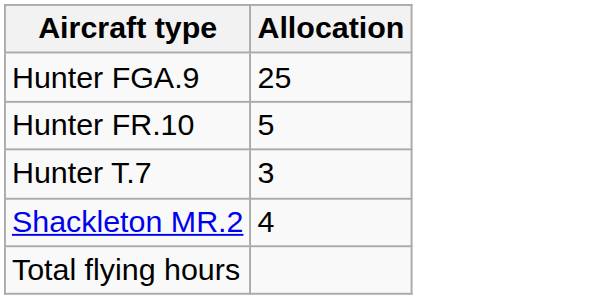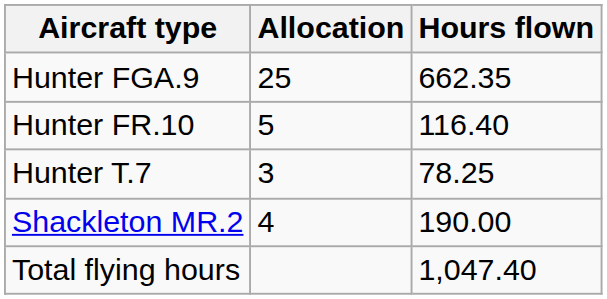+ column: (506, 28)
